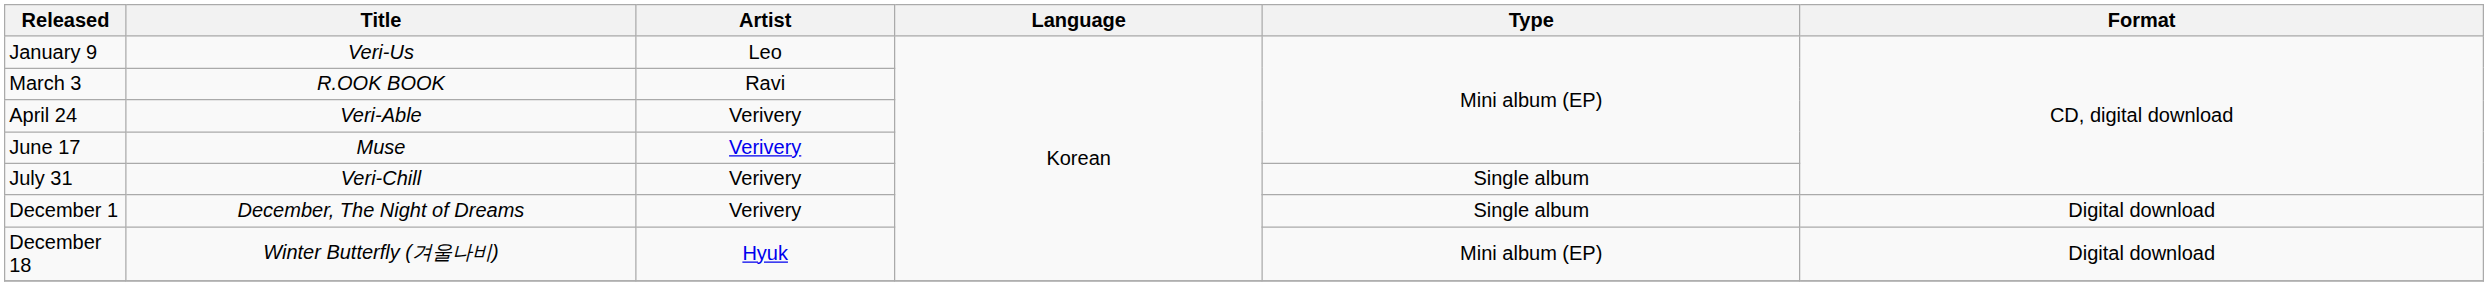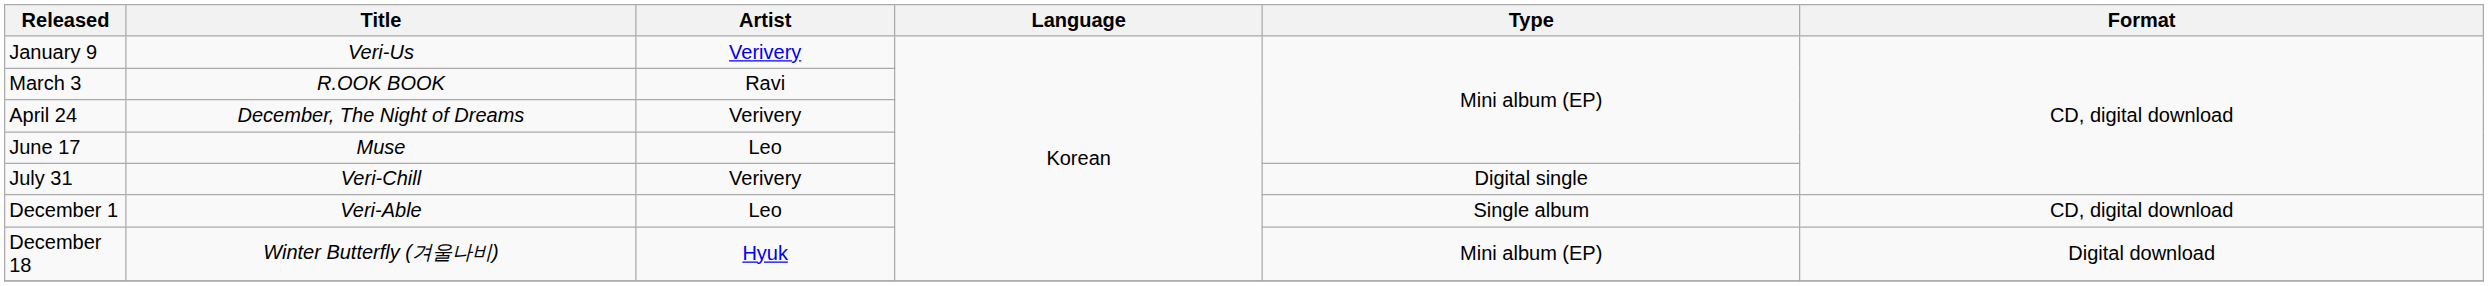(765, 52) Leo -> (765, 52) Verivery
(381, 115) Veri-Able -> (381, 115) December, The Night of Dreams
(765, 147) Verivery -> (765, 147) Leo
(1531, 178) Single album -> (1531, 178) Digital single
(381, 210) December, The Night of Dreams -> (381, 210) Veri-Able
(765, 210) Verivery -> (765, 210) Leo
(2142, 210) Digital download -> (2142, 210) CD, digital download
